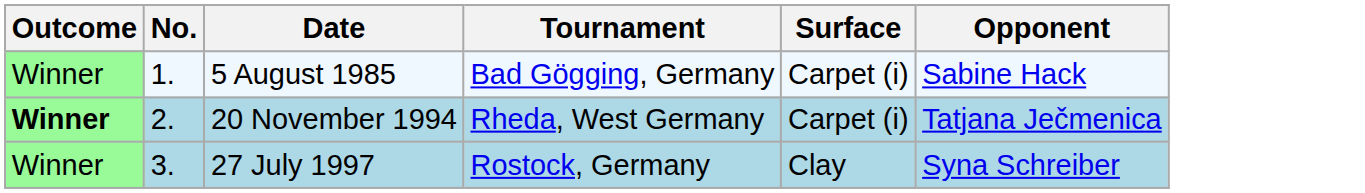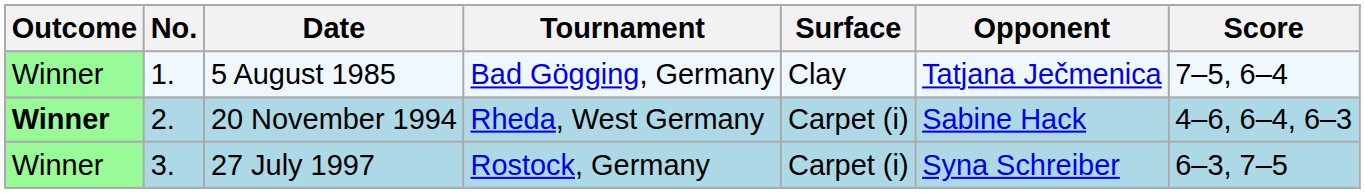+ column: (1264, 28)
(848, 74) Carpet (i) -> (817, 74) Clay
(1004, 74) Sabine Hack -> (1042, 74) Tatjana Ječmenica
(1042, 120) Tatjana Ječmenica -> (1004, 120) Sabine Hack
(817, 165) Clay -> (848, 165) Carpet (i)
